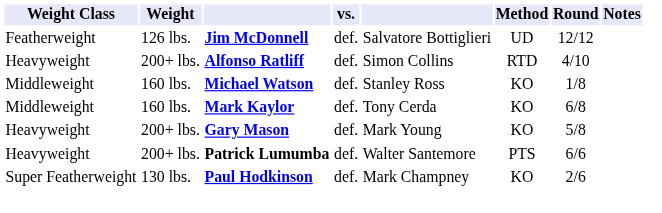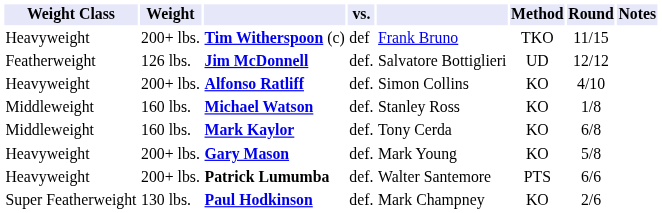+ row: (275, 37)
(522, 61) RTD -> (537, 84) KO
